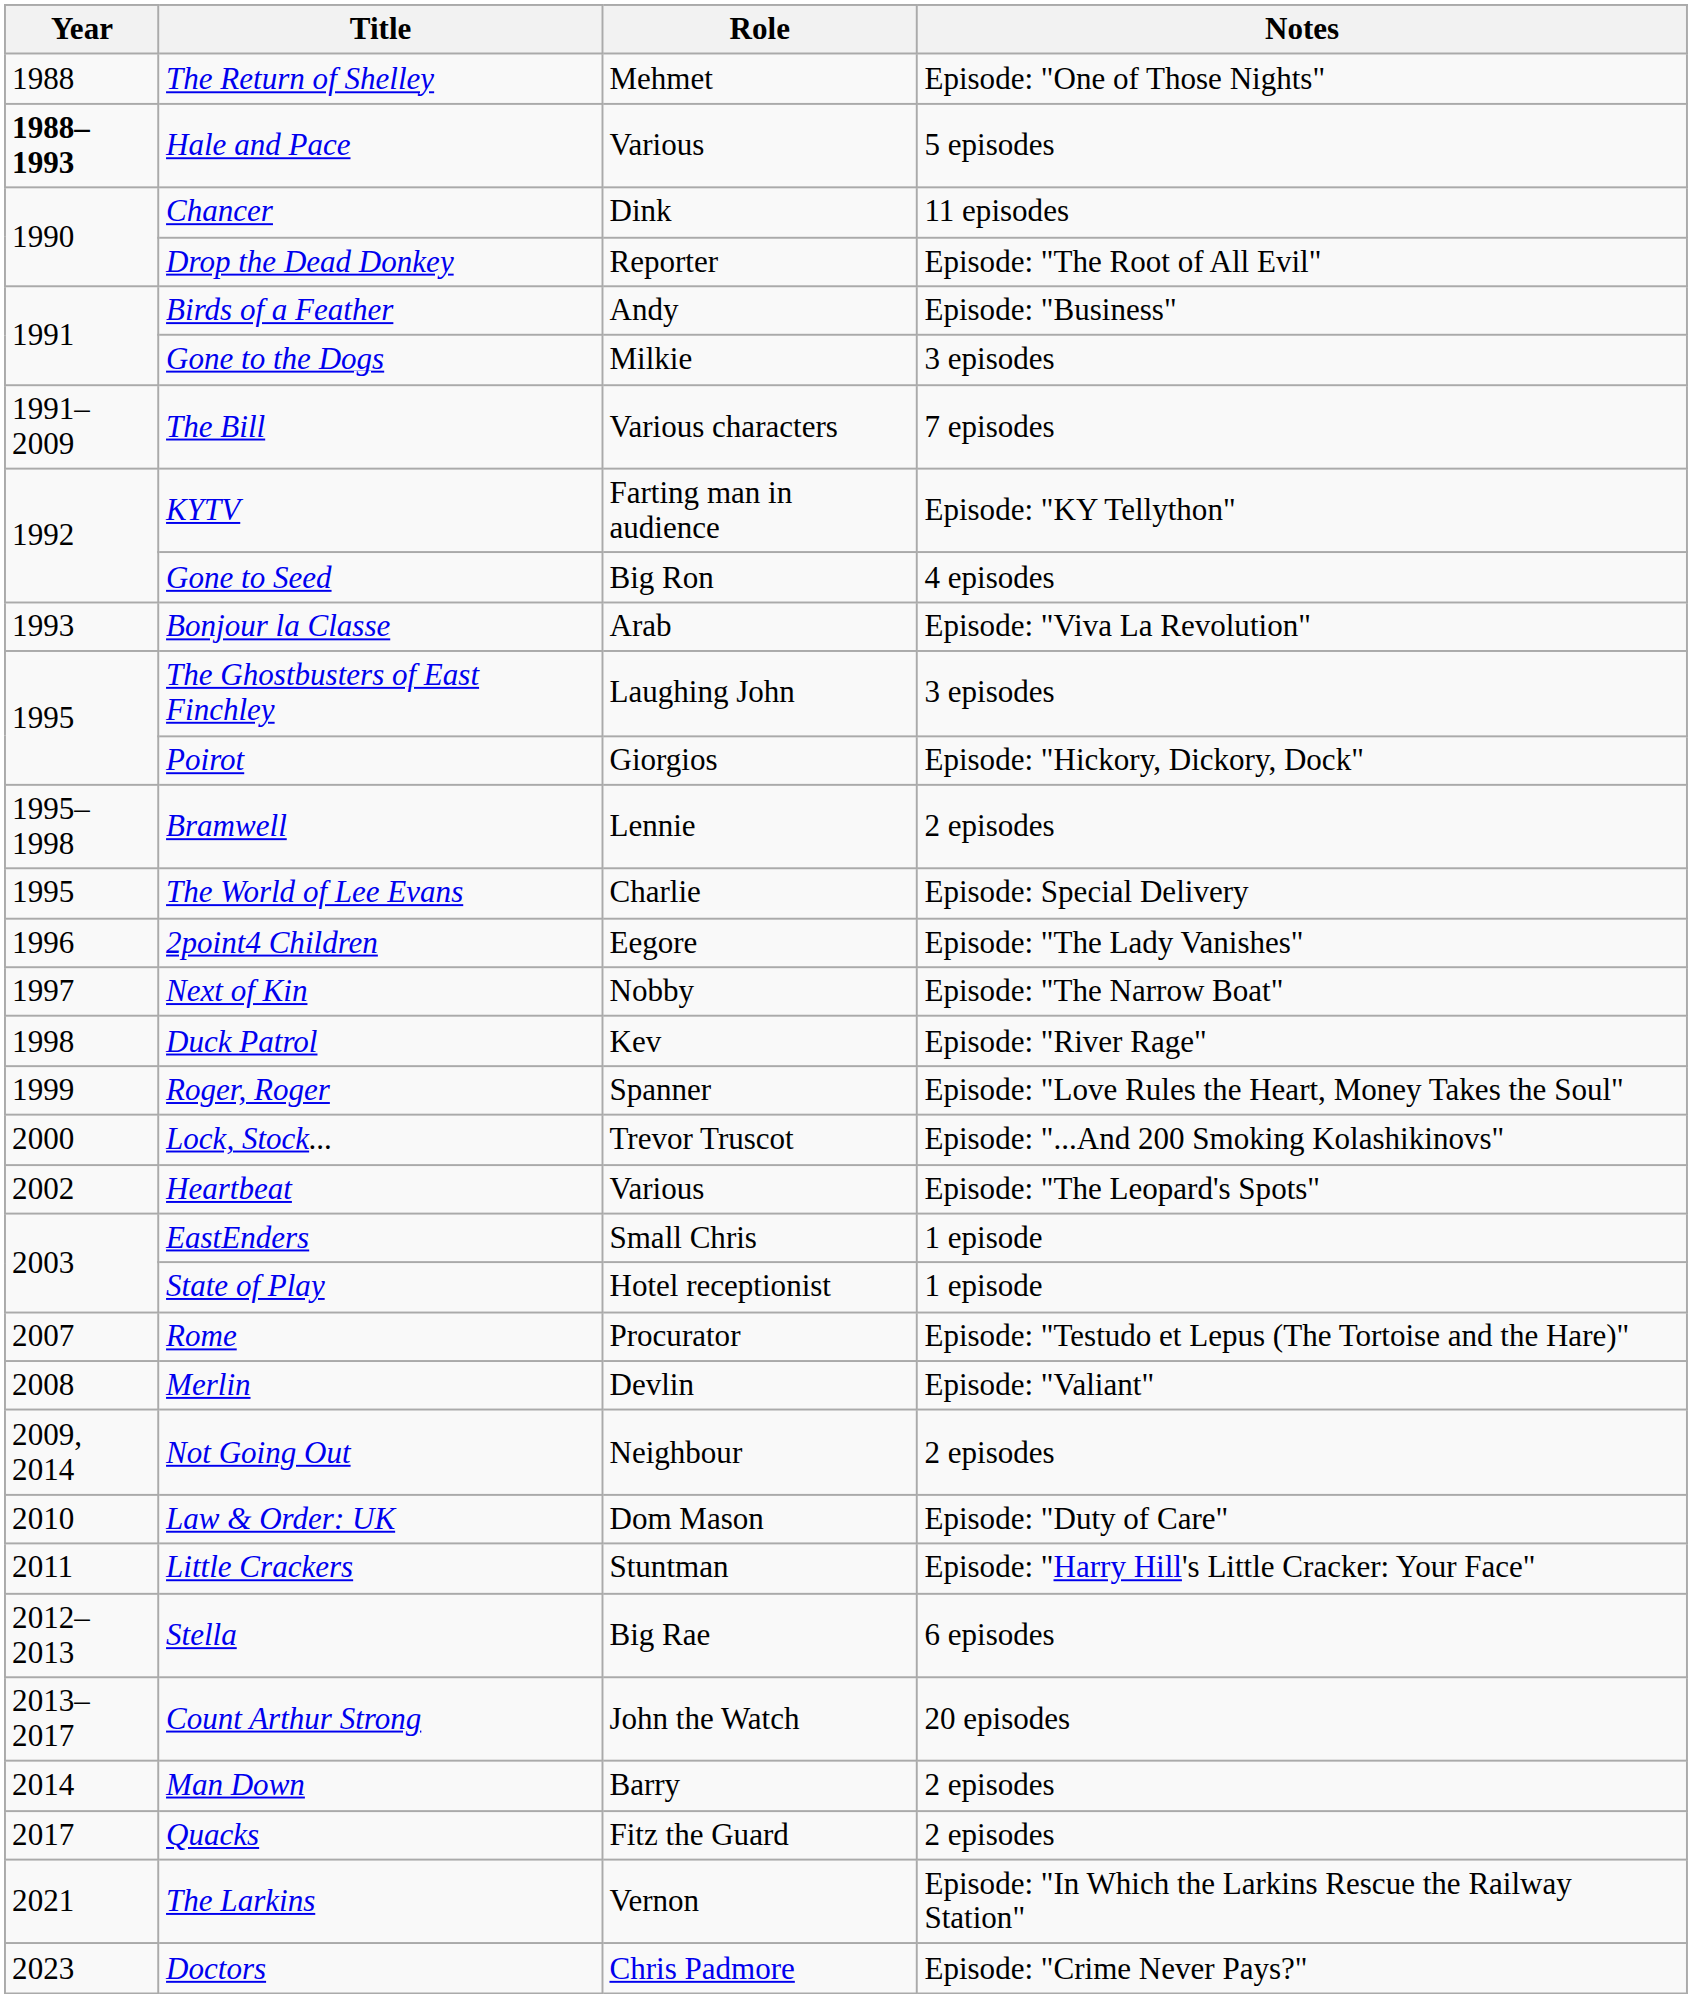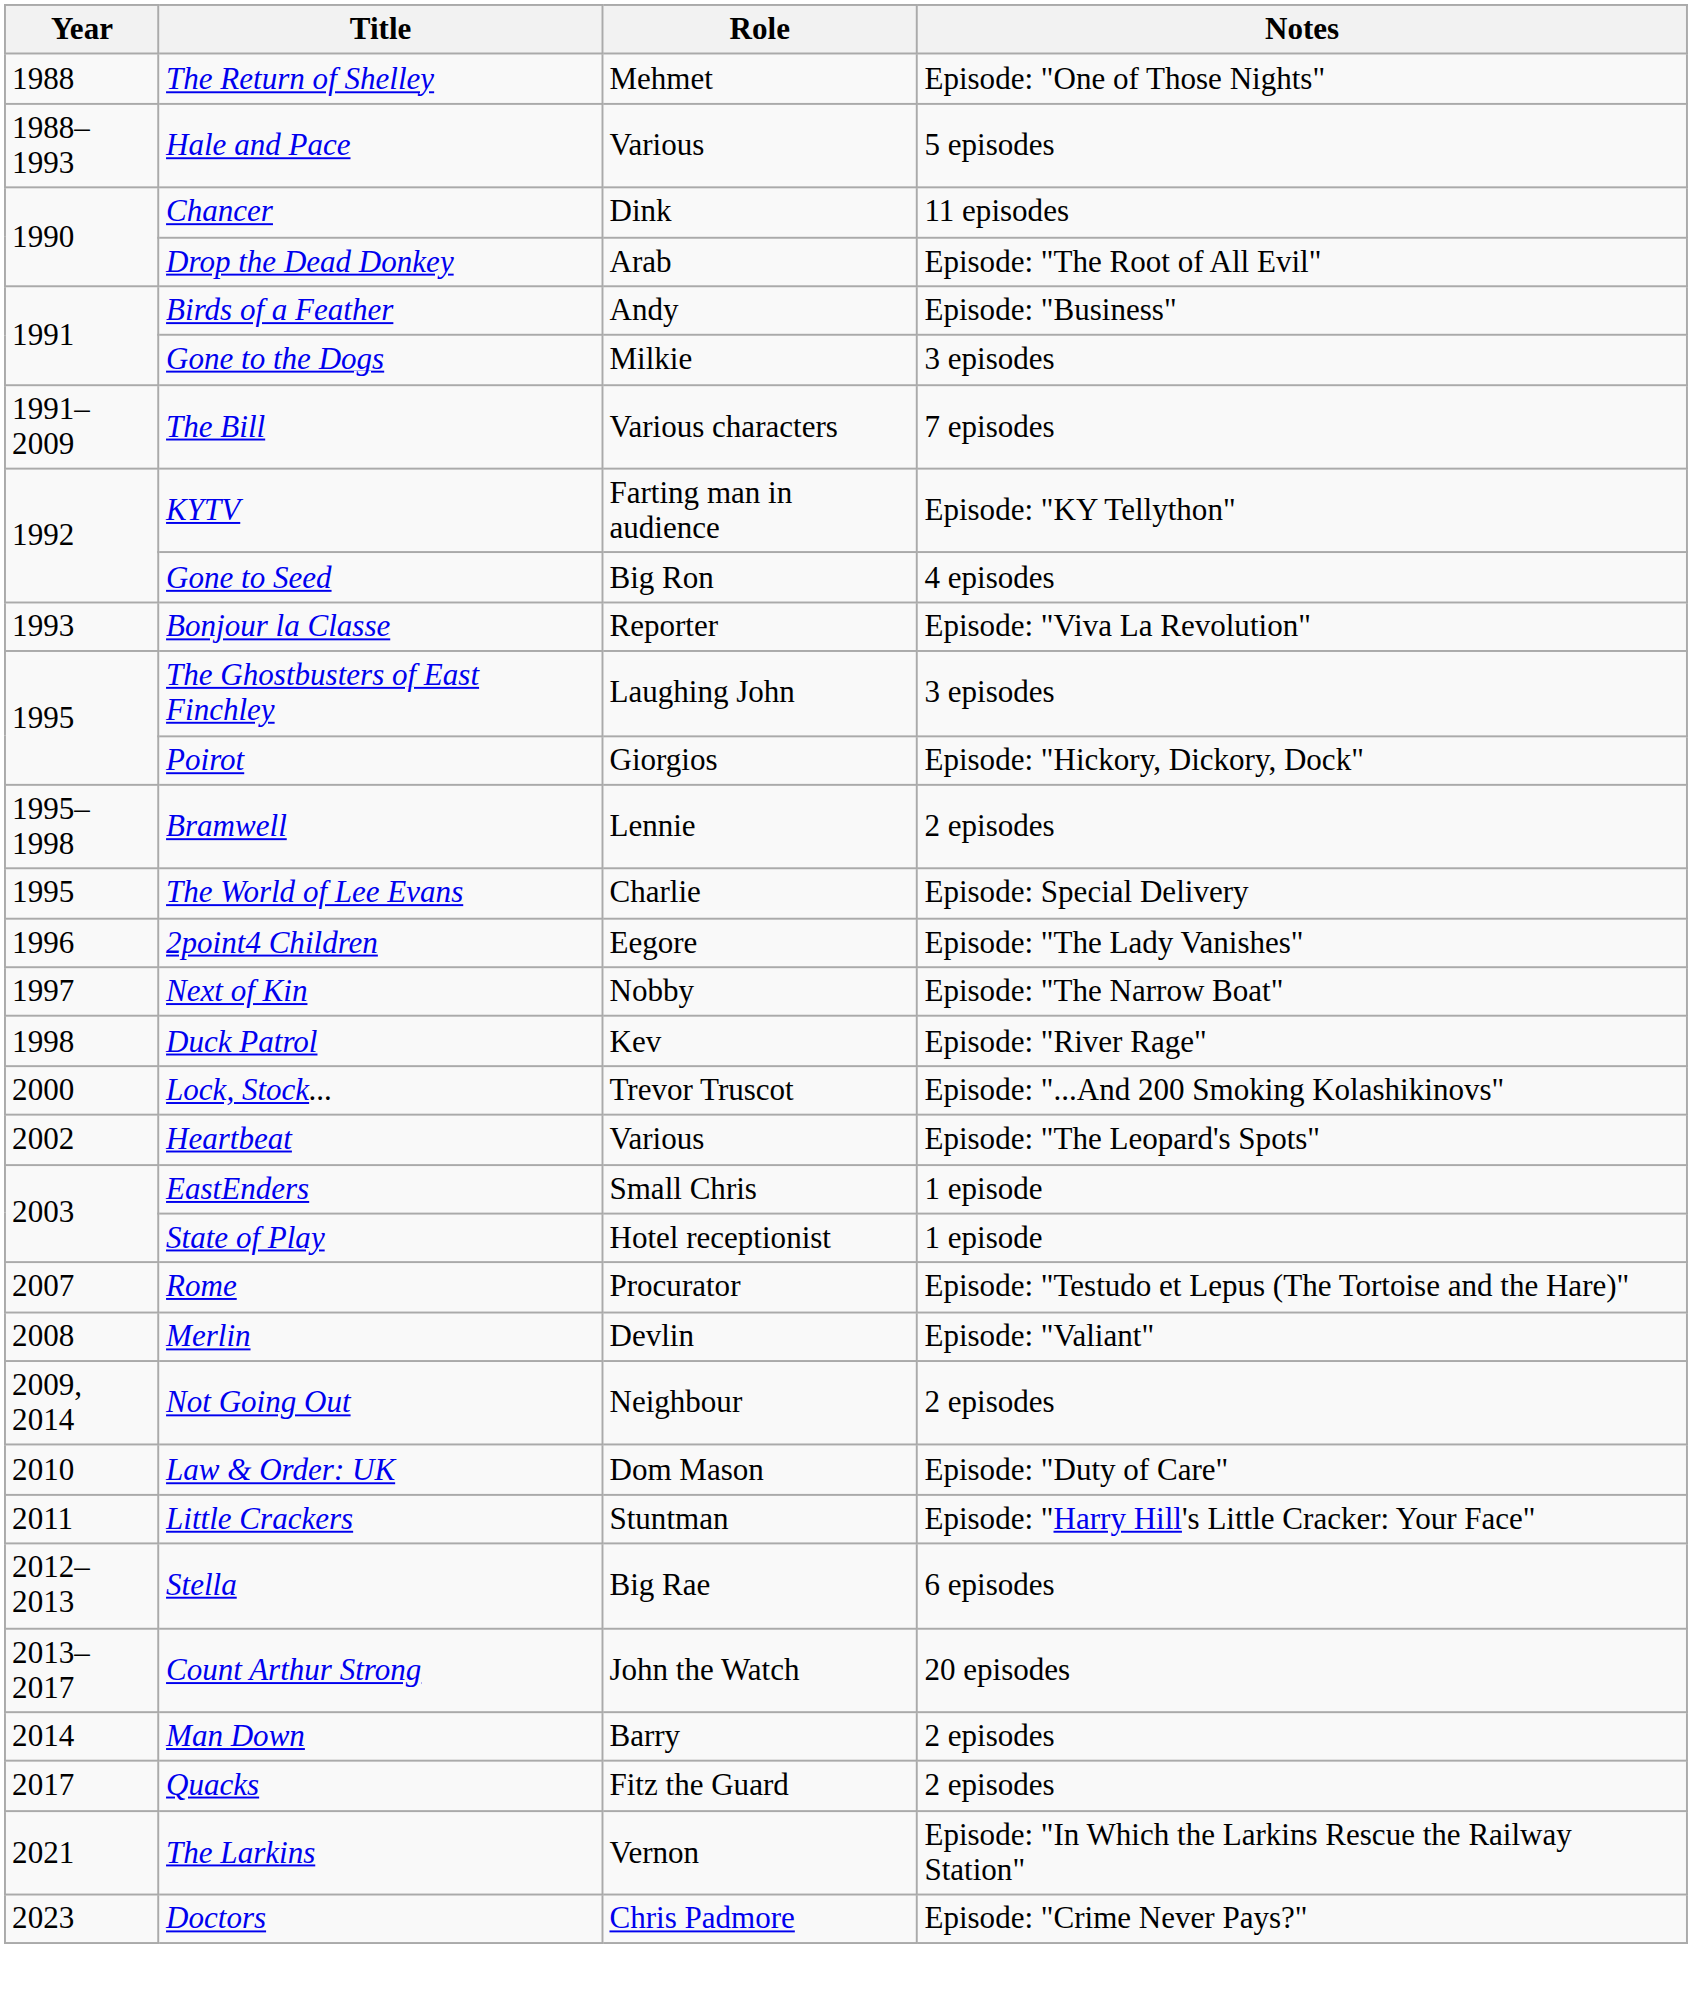(51, 145) bold -> (51, 145) normal
(664, 260) Reporter -> (640, 260) Arab
(640, 626) Arab -> (664, 626) Reporter
- row: (248, 1089)
